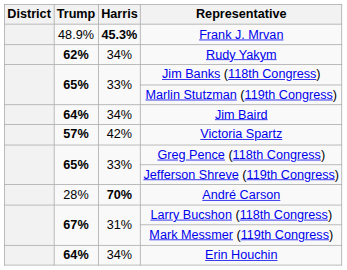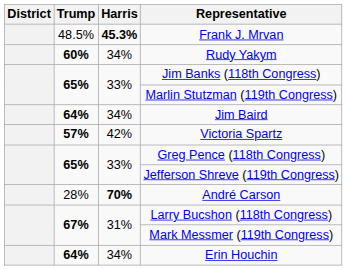(76, 34) 48.9% -> (76, 34) 48.5%
(76, 54) 62% -> (76, 54) 60%
